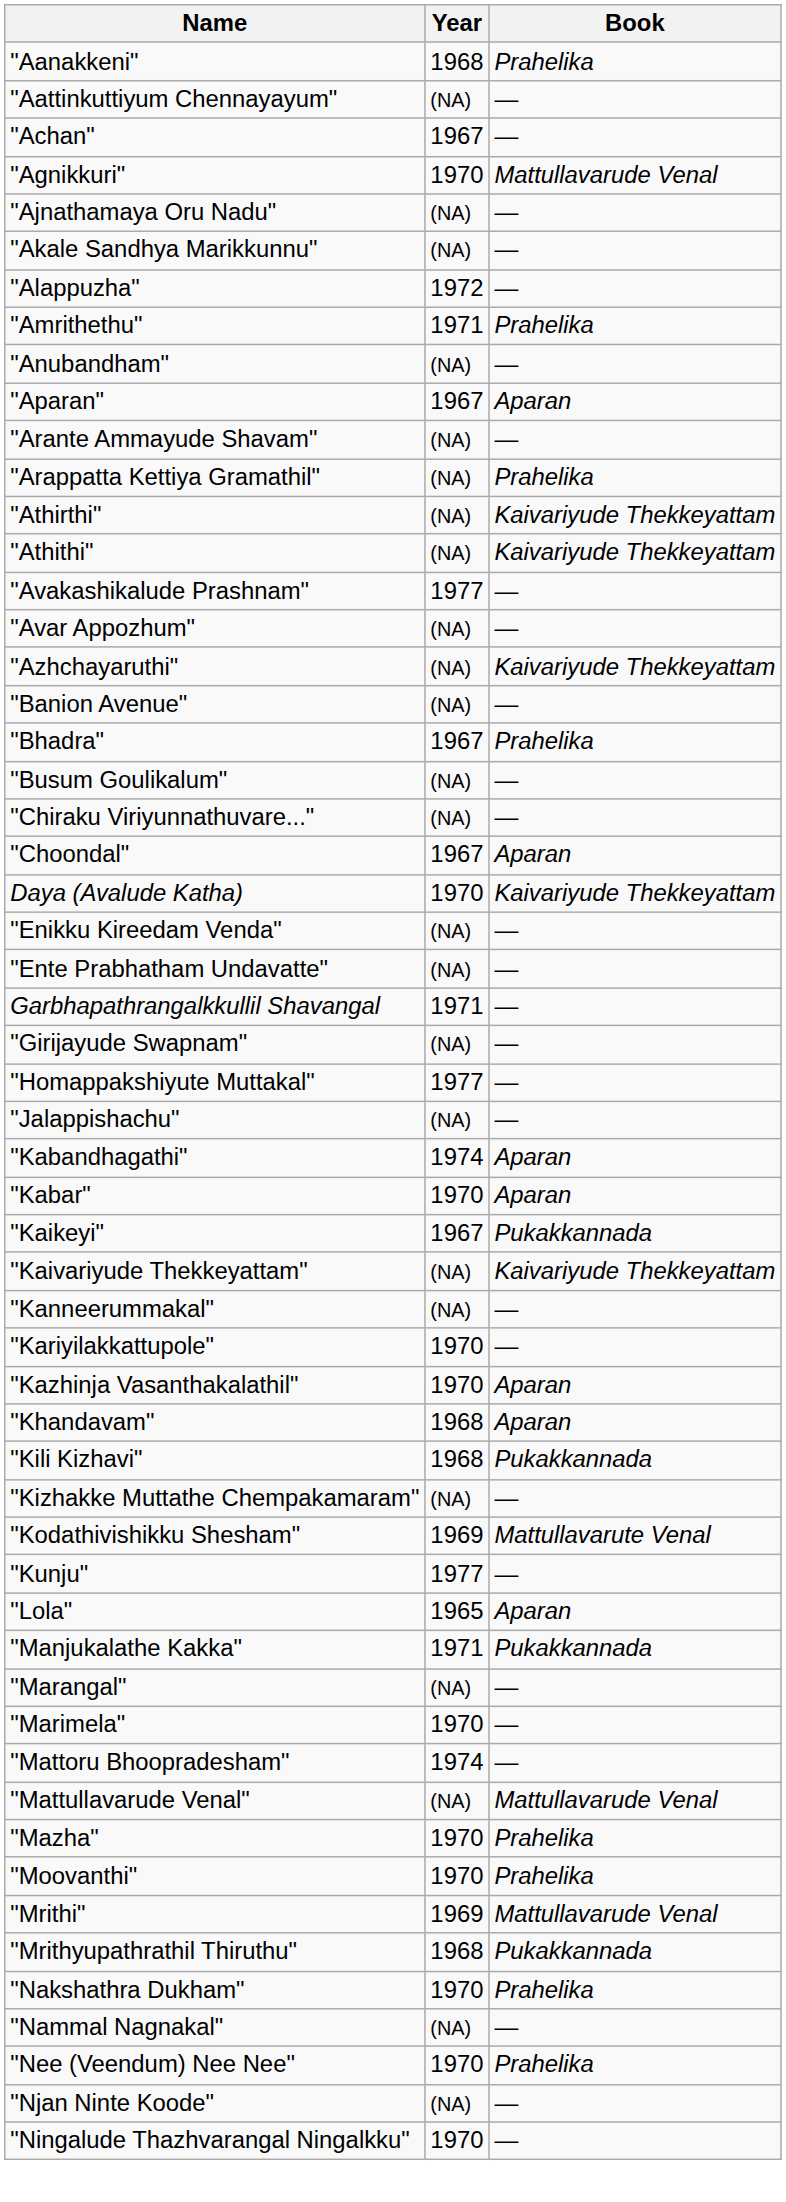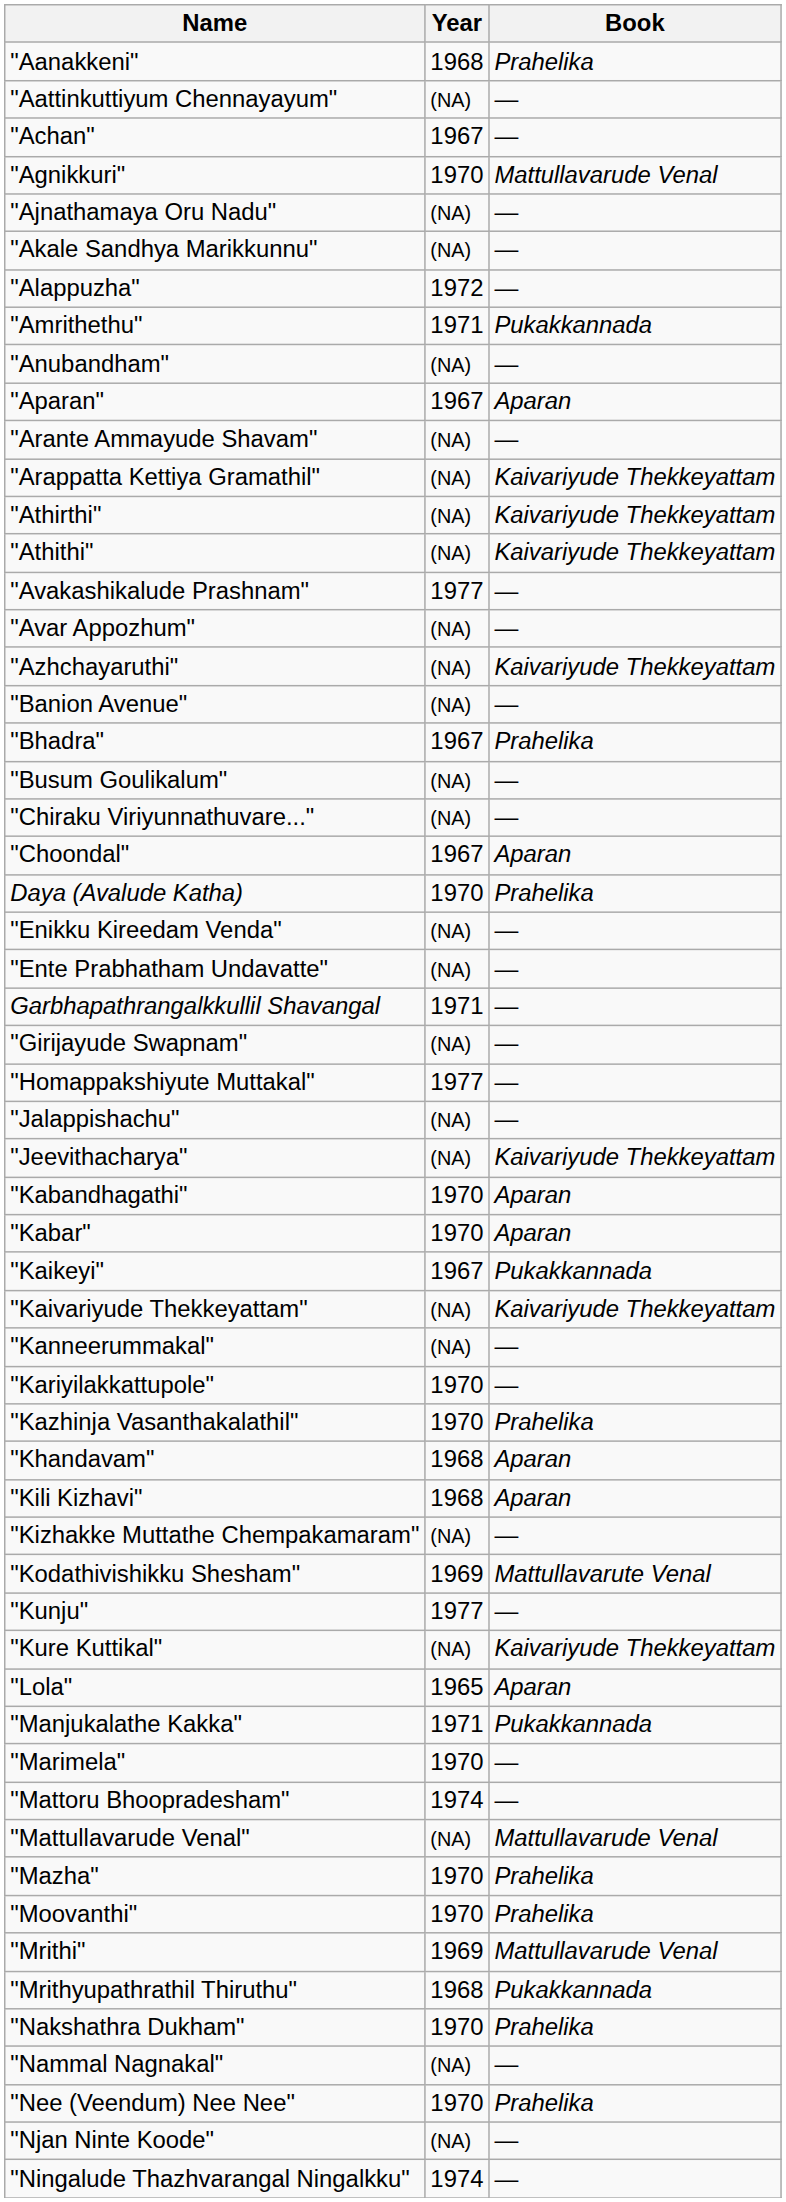(544, 325) Prahelika -> (573, 325) Pukakkannada
(544, 477) Prahelika -> (635, 477) Kaivariyude Thekkeyattam
(635, 893) Kaivariyude Thekkeyattam -> (544, 893) Prahelika
+ row: (99, 1157)
(457, 1157) 1974 -> (457, 1195) 1970
(533, 1384) Aparan -> (544, 1422) Prahelika
(573, 1460) Pukakkannada -> (533, 1497) Aparan
+ row: (86, 1649)
- row: (68, 1686)
(457, 2140) 1970 -> (457, 2178) 1974
